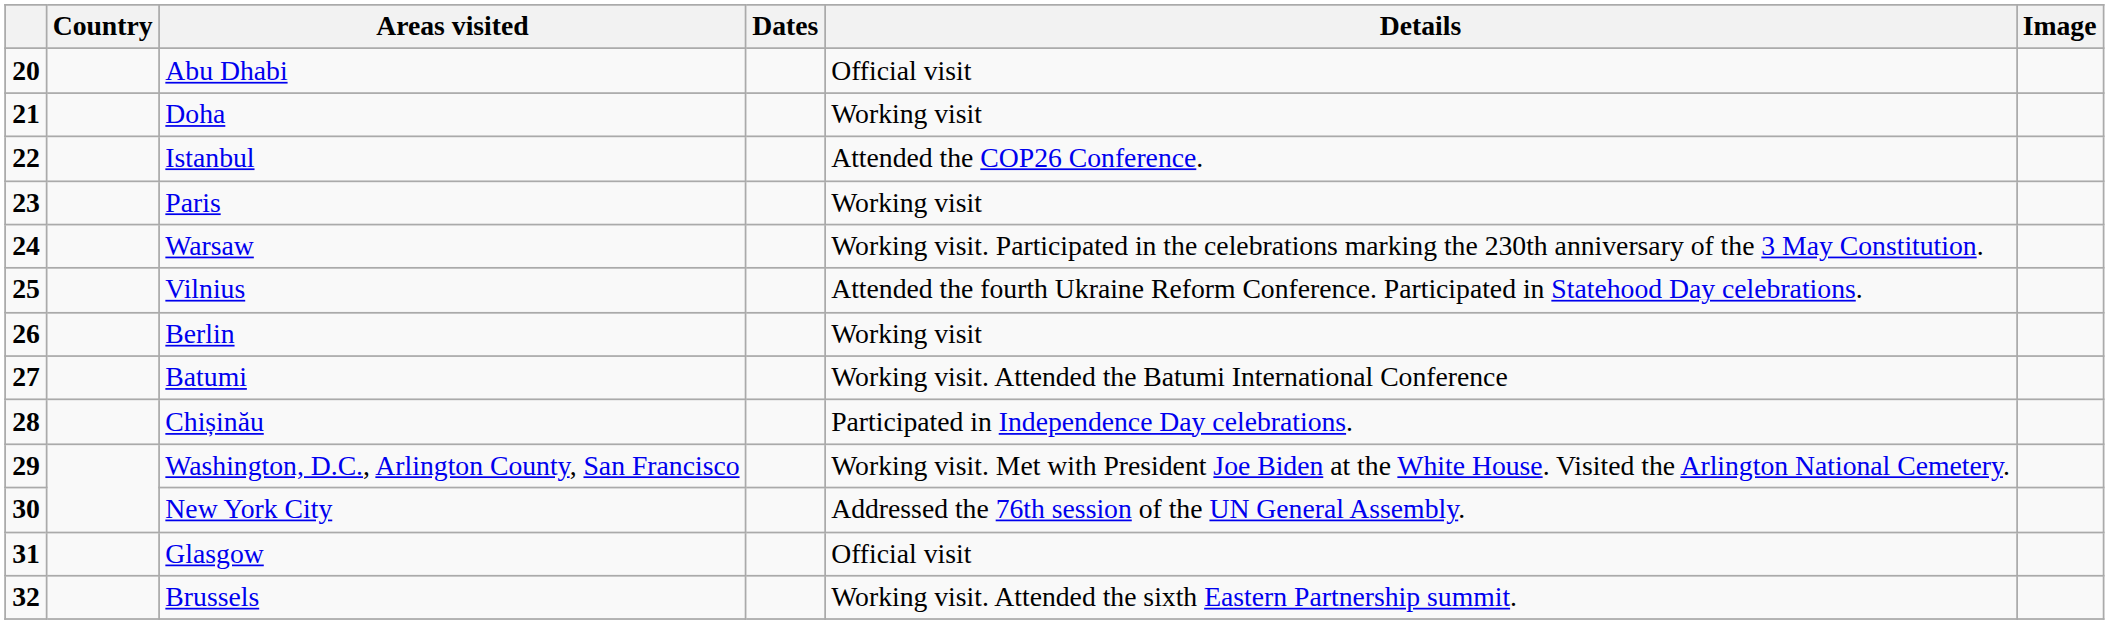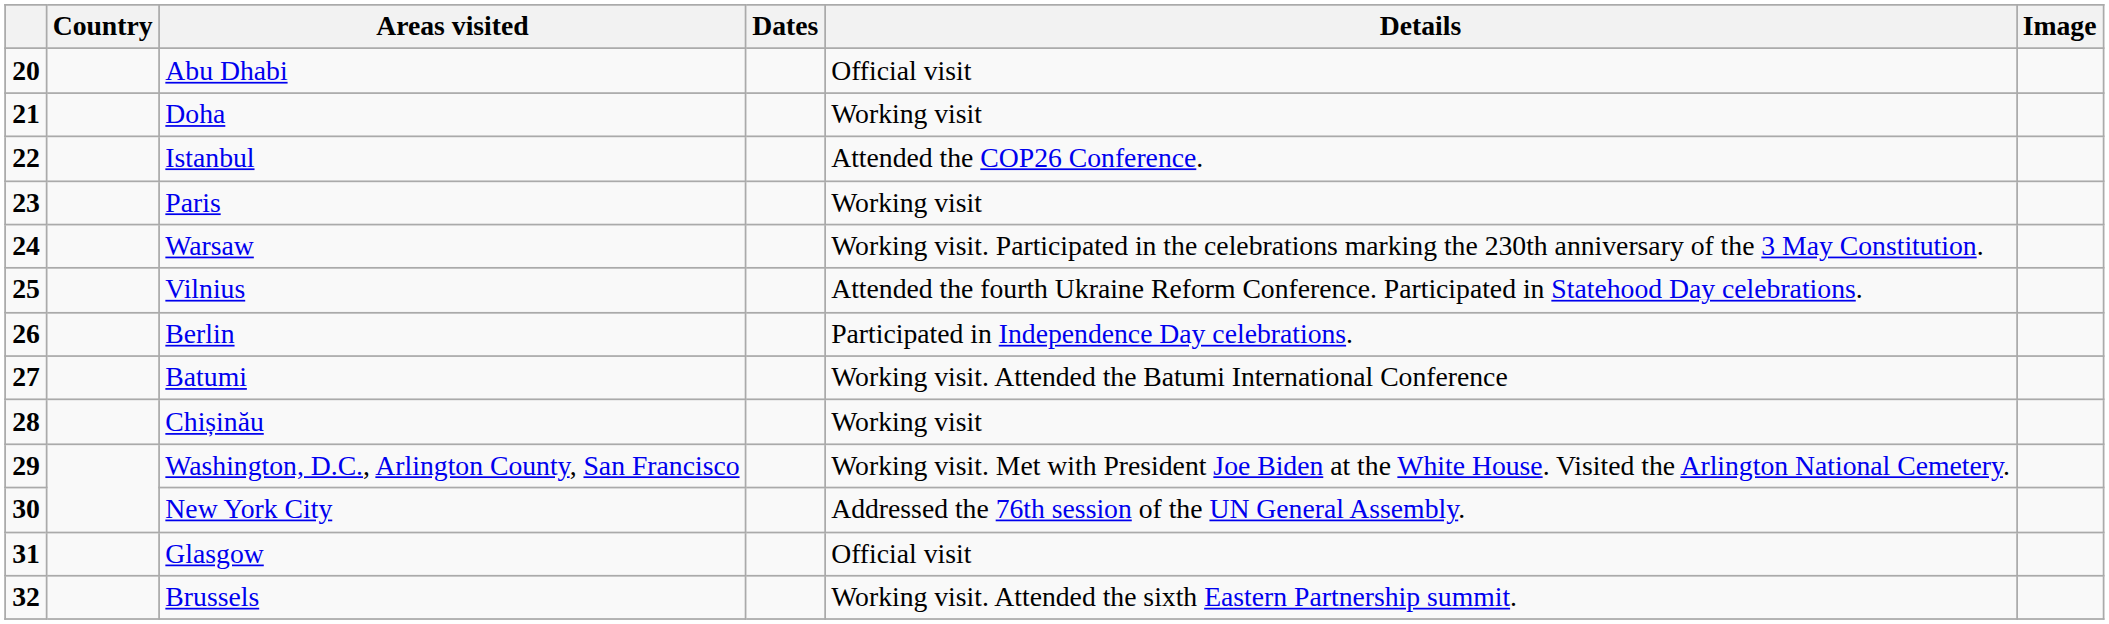(907, 333) Working visit -> (1092, 333) Participated in Independence Day celebrations.
(1092, 421) Participated in Independence Day celebrations. -> (907, 421) Working visit
